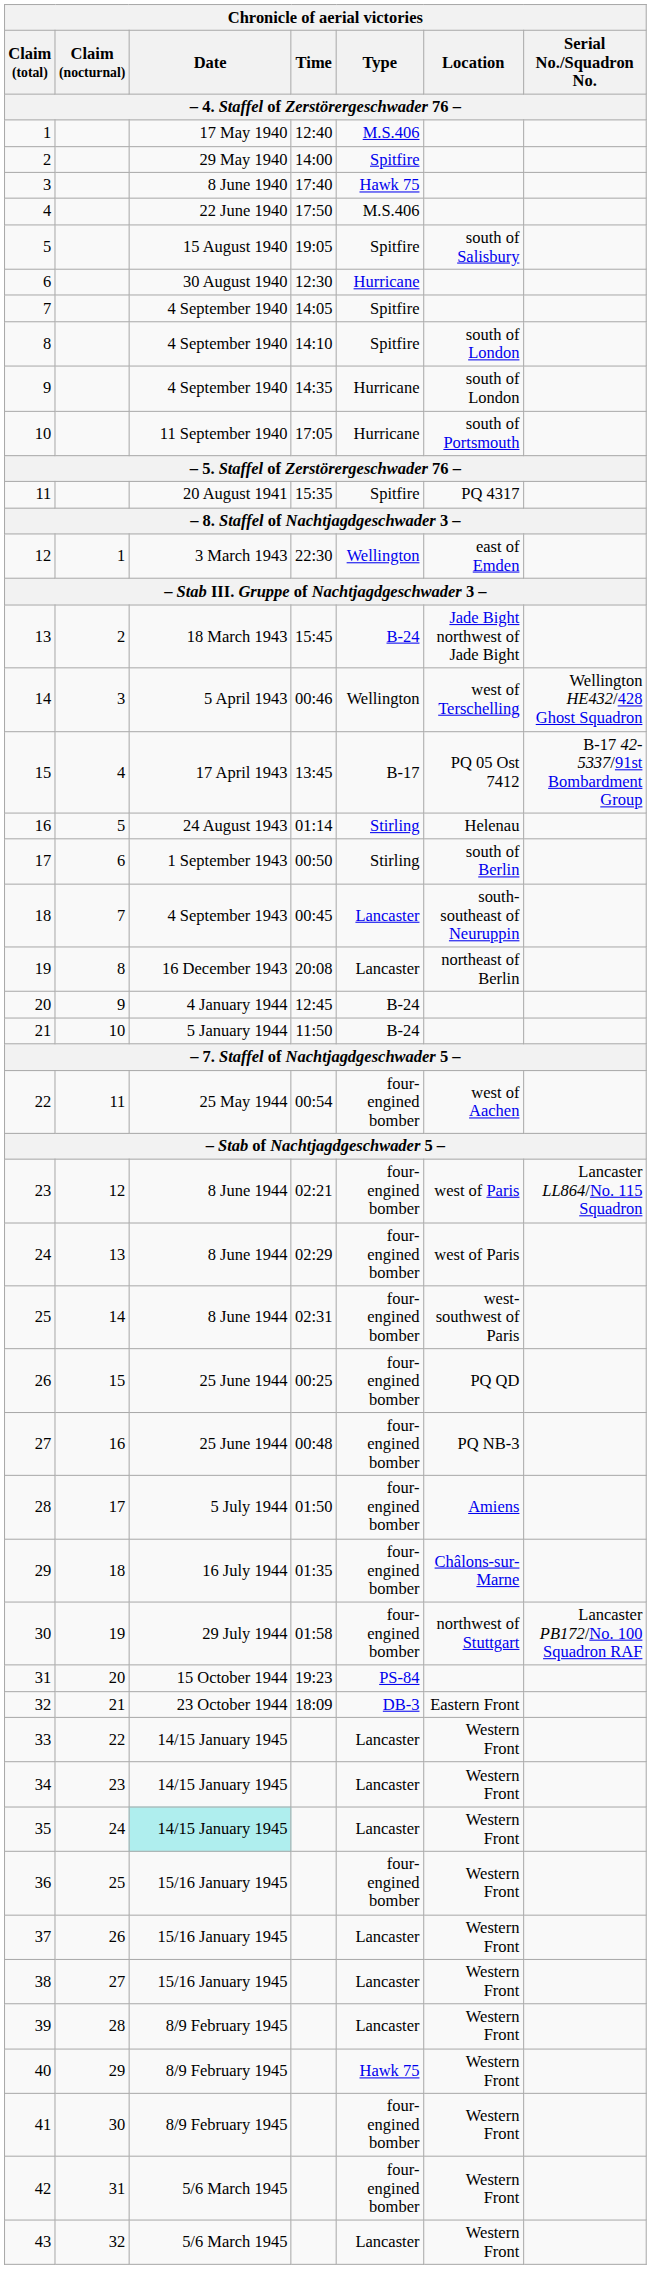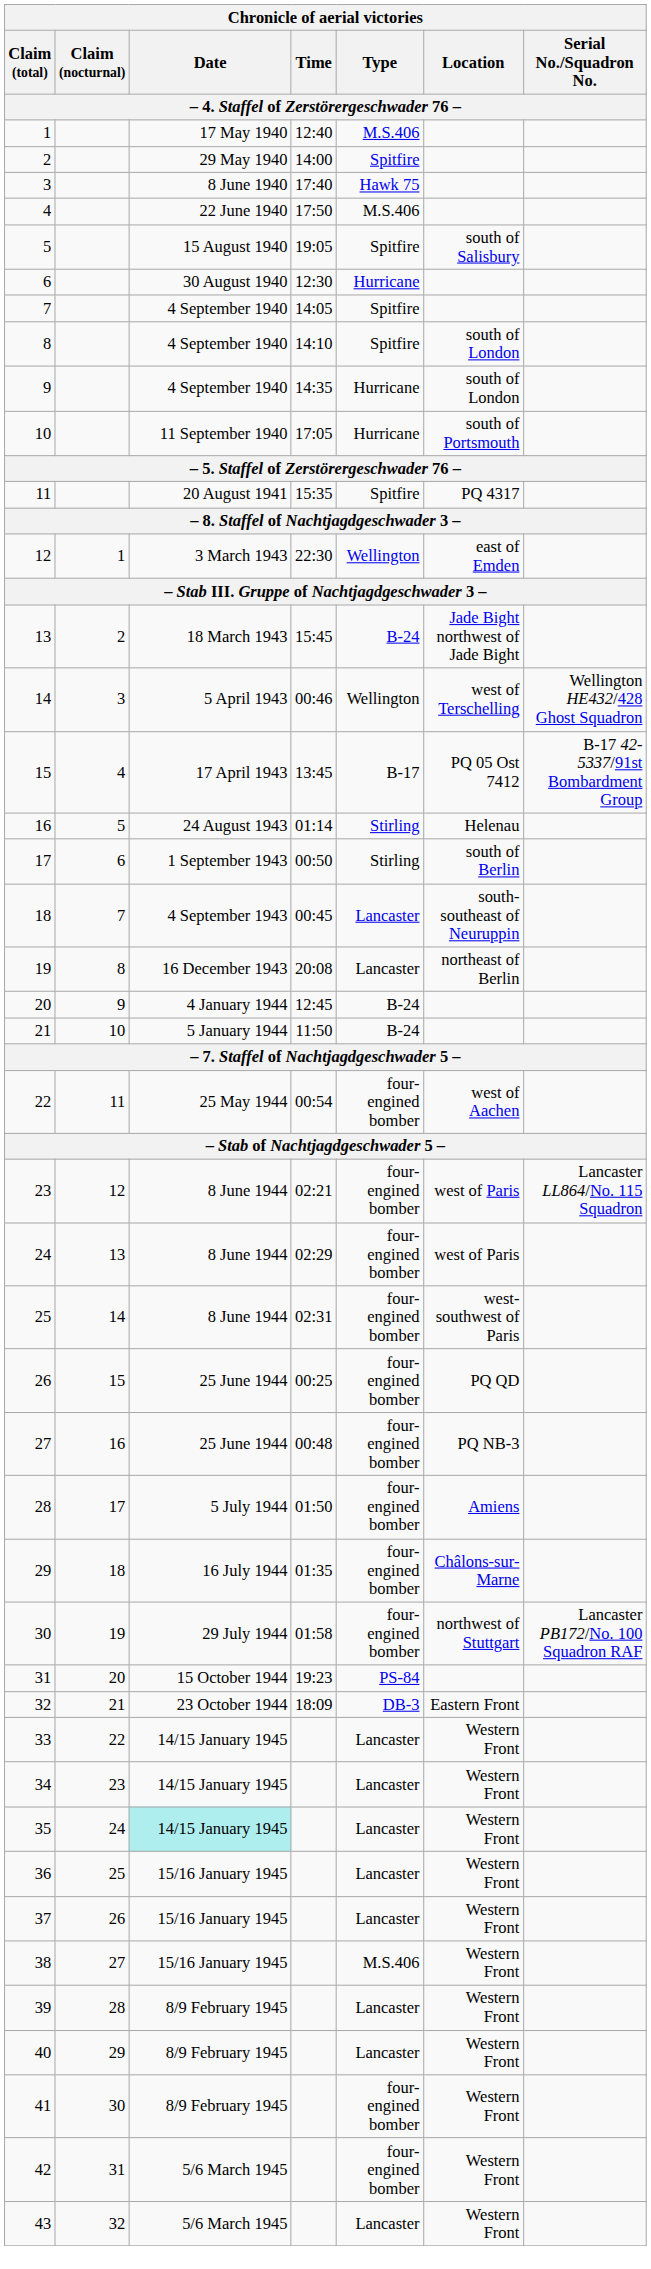(393, 1883) four-engined bomber -> (387, 1873) Lancaster
(387, 1981) Lancaster -> (391, 1963) M.S.406
(389, 2071) Hawk 75 -> (387, 2052) Lancaster
